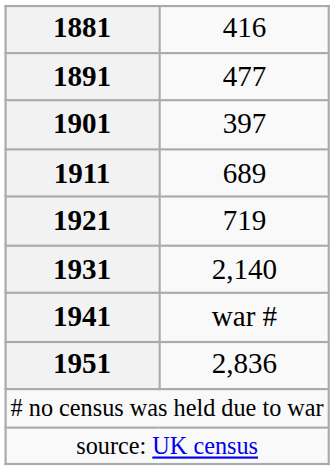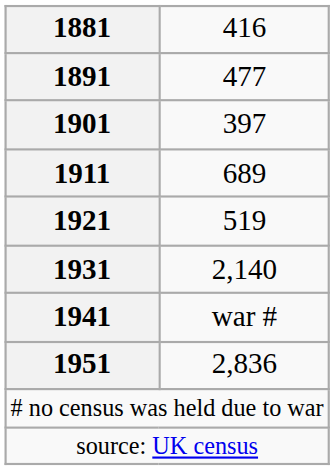(244, 220) 719 -> (244, 220) 519
